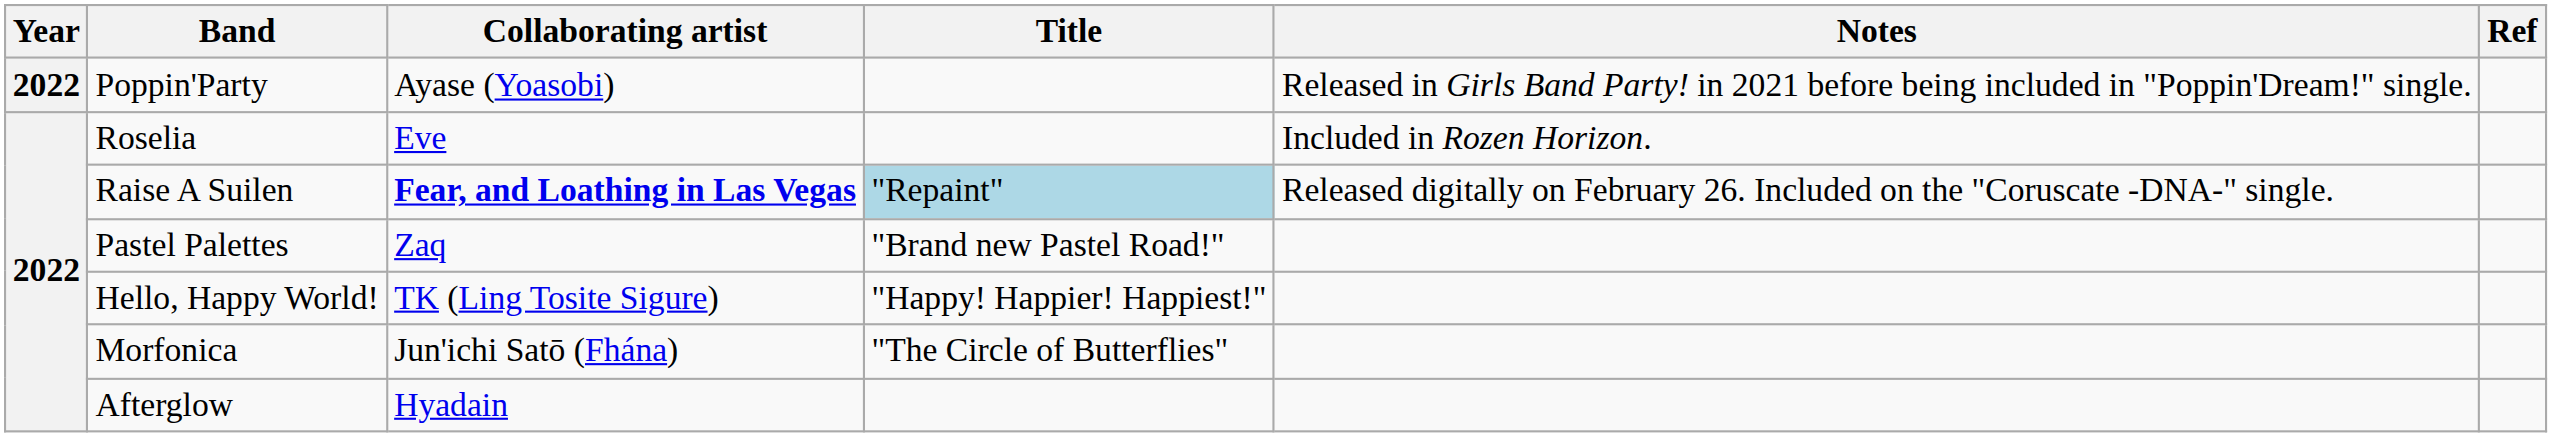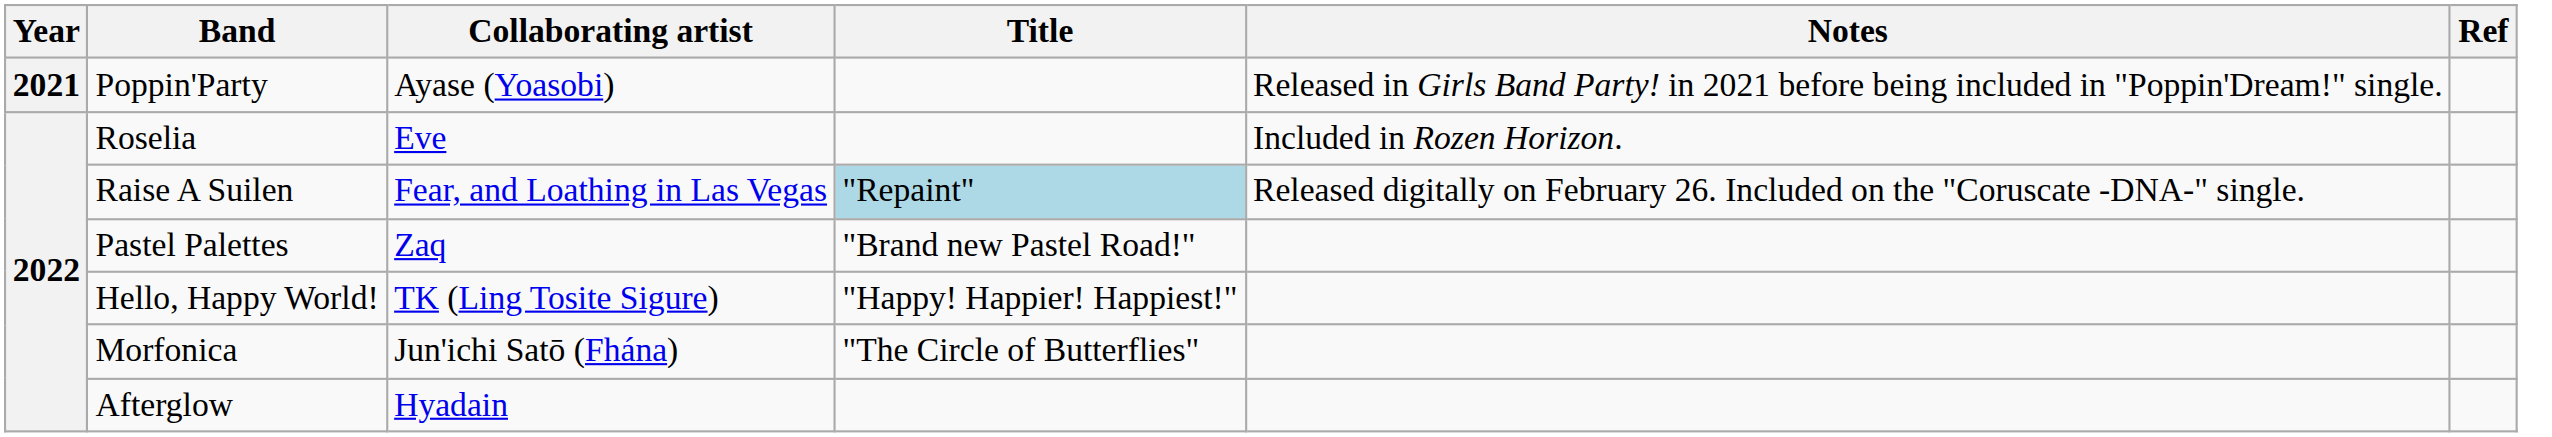(46, 84) 2022 -> (46, 84) 2021
(625, 191) bold -> (611, 191) normal
